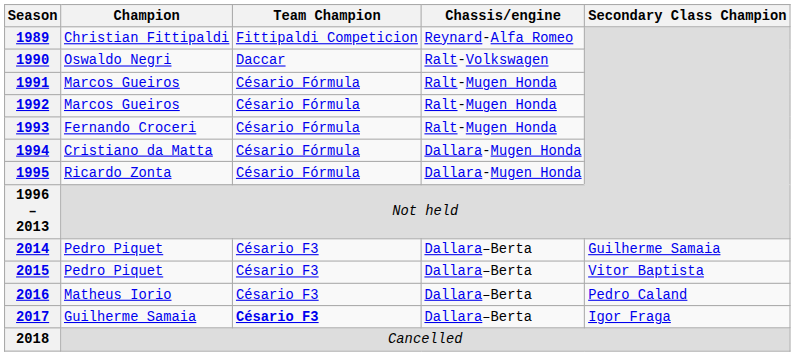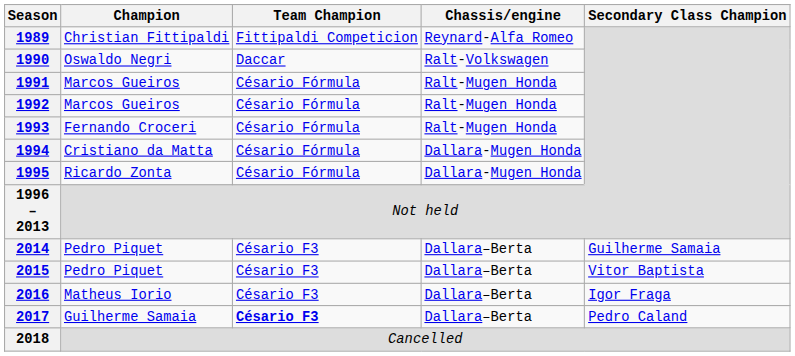(638, 295) Pedro Caland -> (629, 295) Igor Fraga
(629, 317) Igor Fraga -> (638, 317) Pedro Caland
